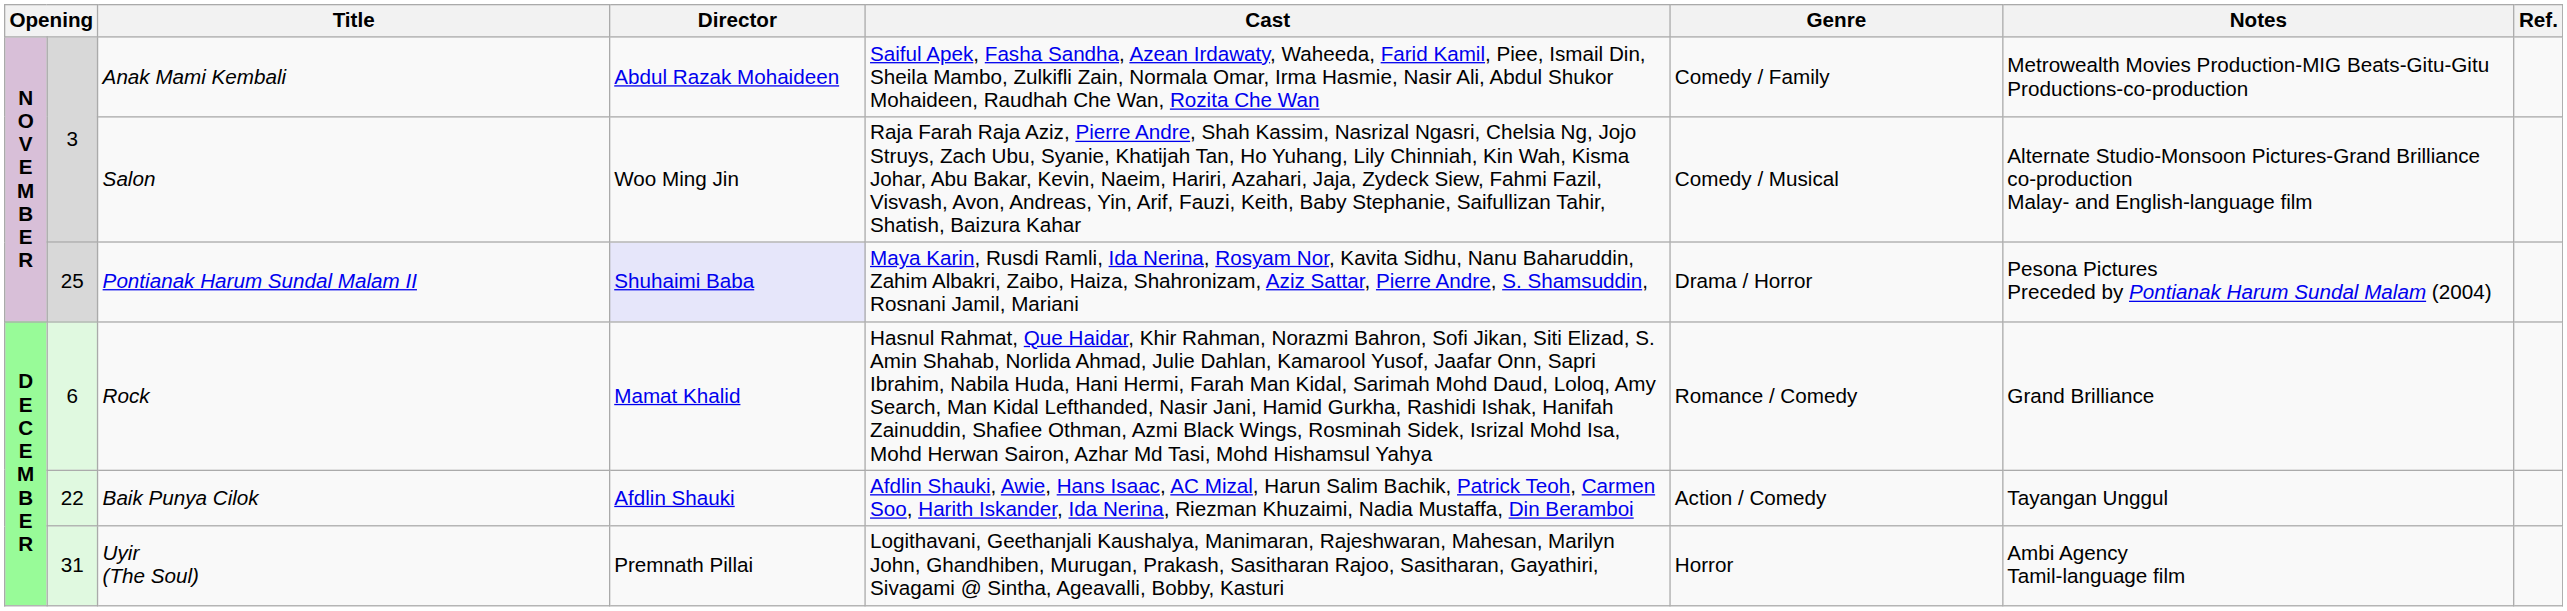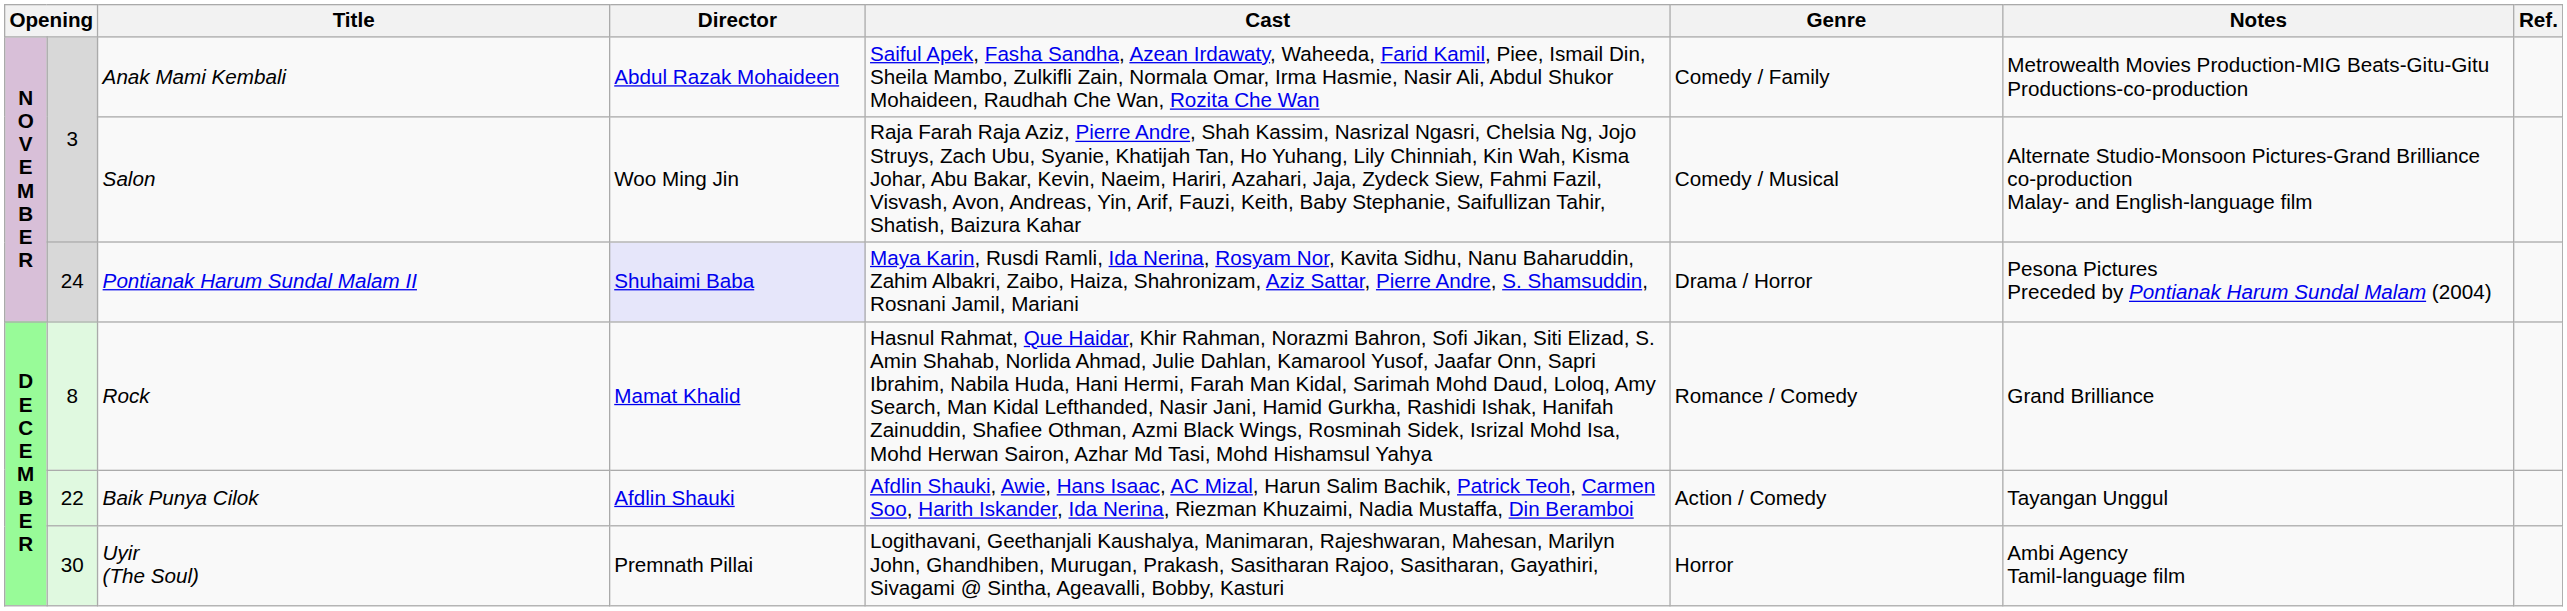(72, 281) 25 -> (72, 281) 24
(72, 395) 6 -> (72, 395) 8
(72, 565) 31 -> (72, 565) 30
